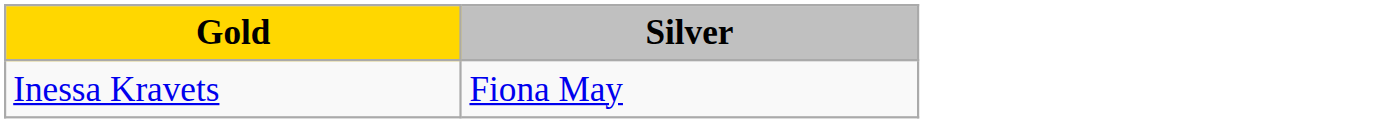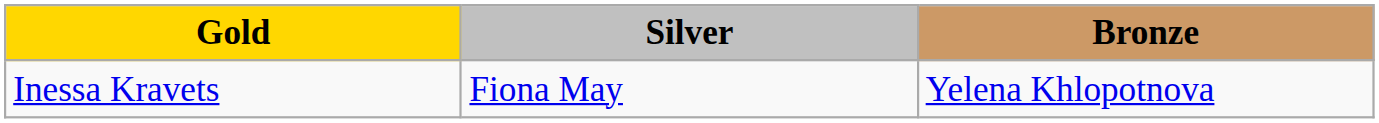+ column: (1146, 32)
